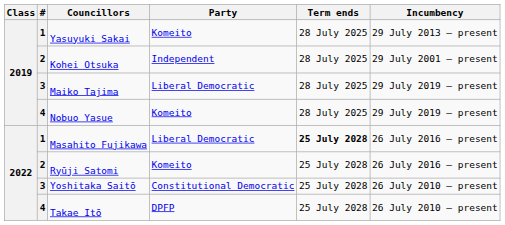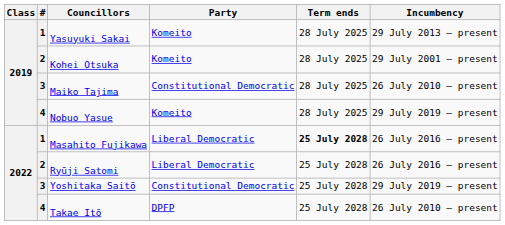(183, 59) Independent -> (172, 59) Komeito
(203, 86) Liberal Democratic -> (223, 86) Constitutional Democratic
(435, 86) 29 July 2019 – present -> (435, 86) 26 July 2010 – present
(172, 165) Komeito -> (203, 165) Liberal Democratic
(435, 186) 26 July 2010 – present -> (435, 186) 29 July 2019 – present
